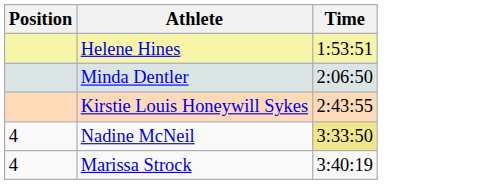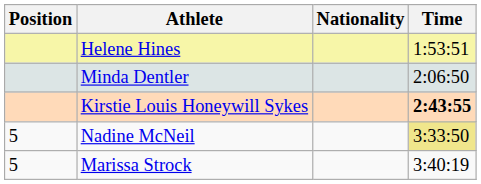+ column: (361, 19)
(345, 106) normal -> (442, 106) bold
(13, 135) 4 -> (13, 135) 5
(13, 164) 4 -> (13, 164) 5
